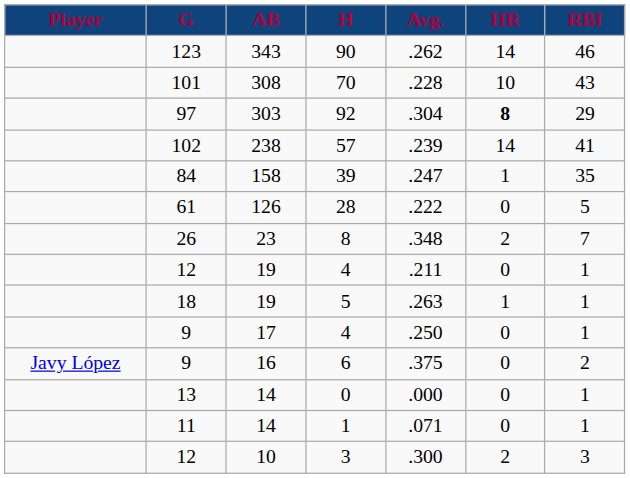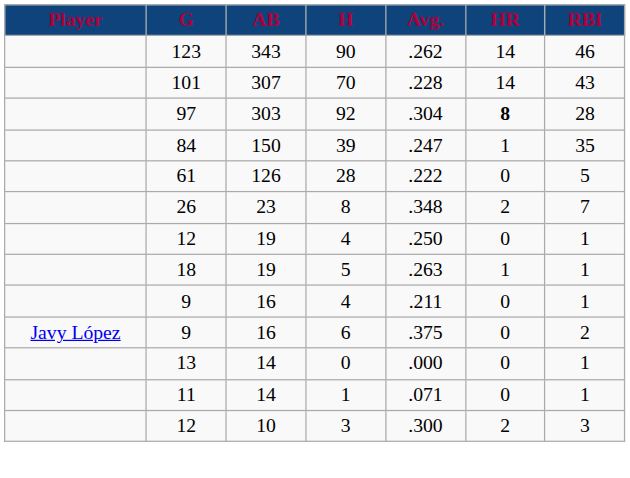(266, 82) 308 -> (266, 82) 307
(505, 82) 10 -> (505, 82) 14
(585, 113) 29 -> (585, 113) 28
- row: (186, 144)
(266, 176) 158 -> (266, 144) 150
(425, 269) .211 -> (425, 238) .250
(266, 332) 17 -> (266, 301) 16
(425, 332) .250 -> (425, 301) .211
